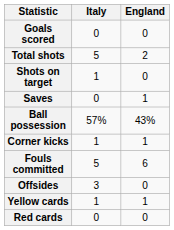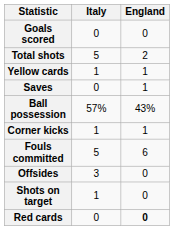rows swapped: (38, 77) <-> (38, 201)
(145, 217) normal -> (145, 217) bold
